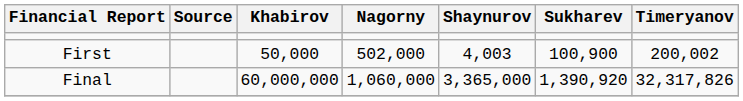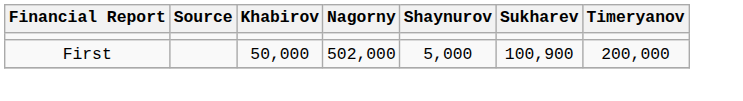(487, 54) 4,003 -> (448, 54) 5,000
(685, 54) 200,002 -> (636, 54) 200,000
- row: (87, 81)
